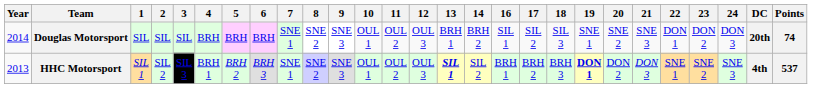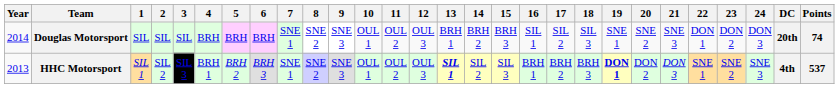+ column: (506, 13)
